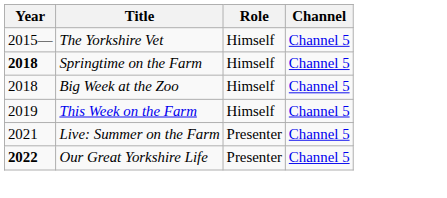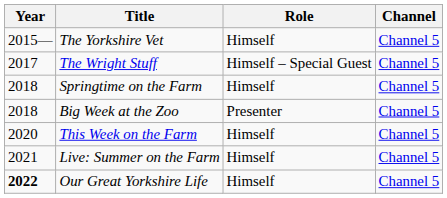+ row: (108, 63)
(23, 63) bold -> (23, 87) normal
(251, 87) Himself -> (254, 110) Presenter
(23, 110) 2019 -> (23, 134) 2020
(254, 134) Presenter -> (251, 157) Himself
(254, 157) Presenter -> (251, 181) Himself
